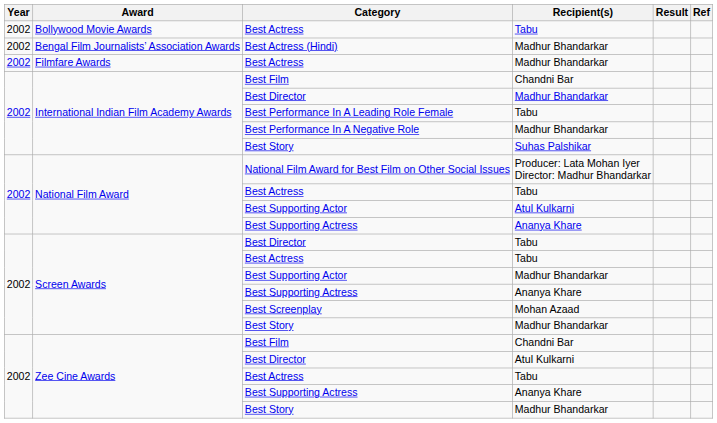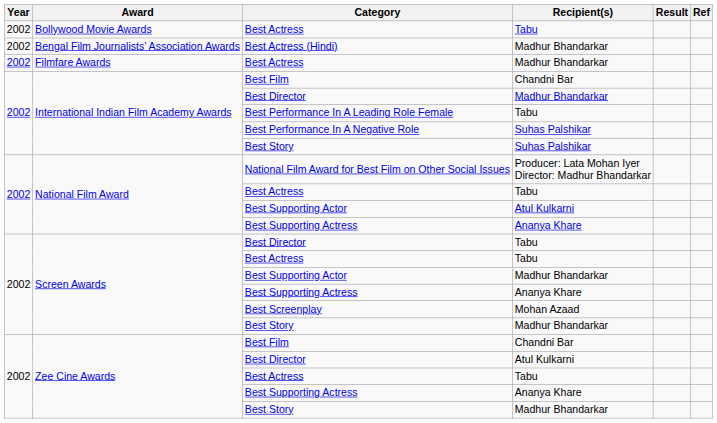(561, 130) Madhur Bhandarkar -> (553, 130) Suhas Palshikar
